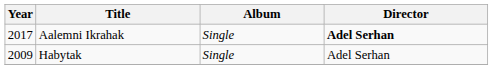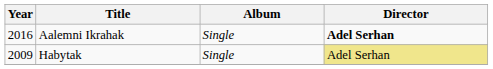(20, 34) 2017 -> (20, 34) 2016
(358, 54) no background -> (358, 54) khaki background
